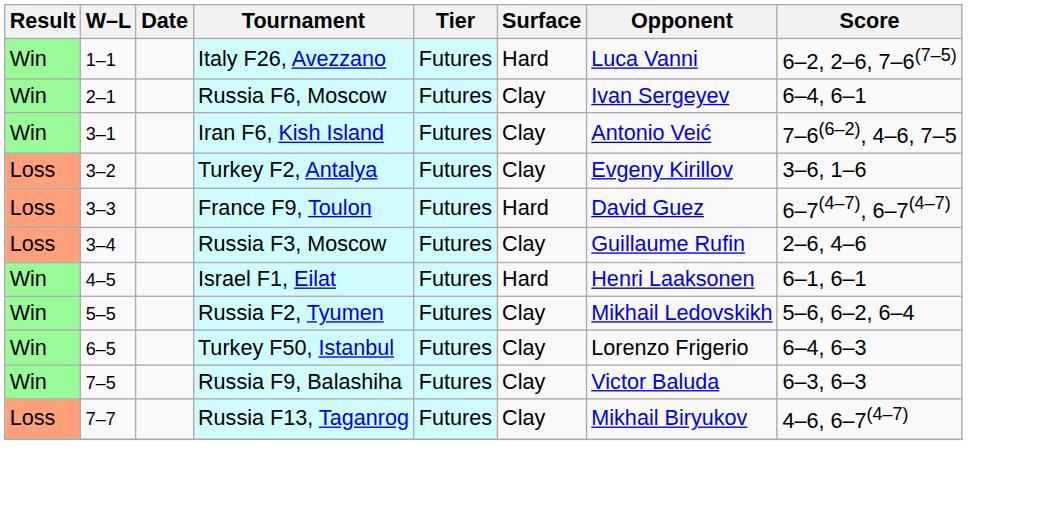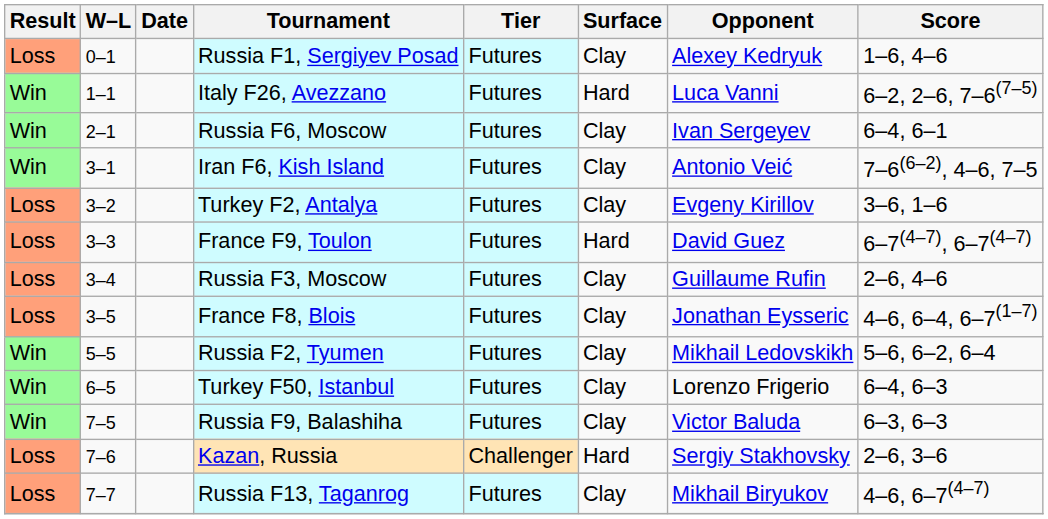+ row: (328, 55)
+ row: (277, 316)
- row: (267, 278)
+ row: (268, 456)
